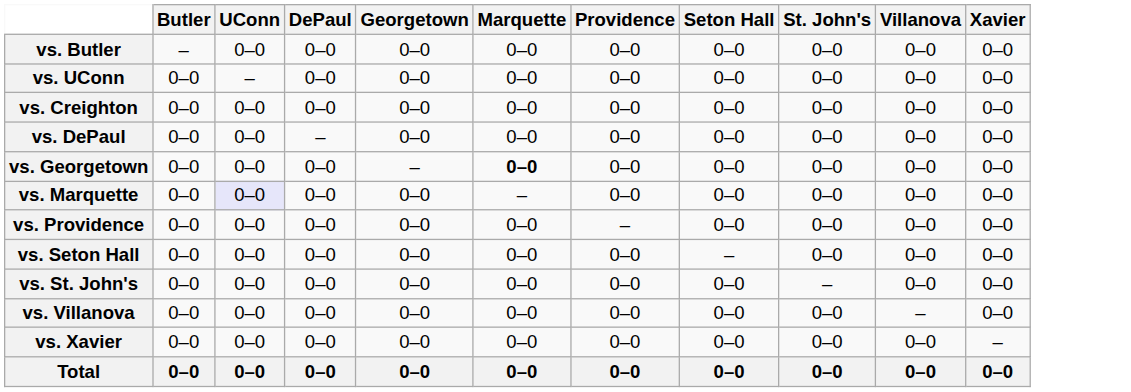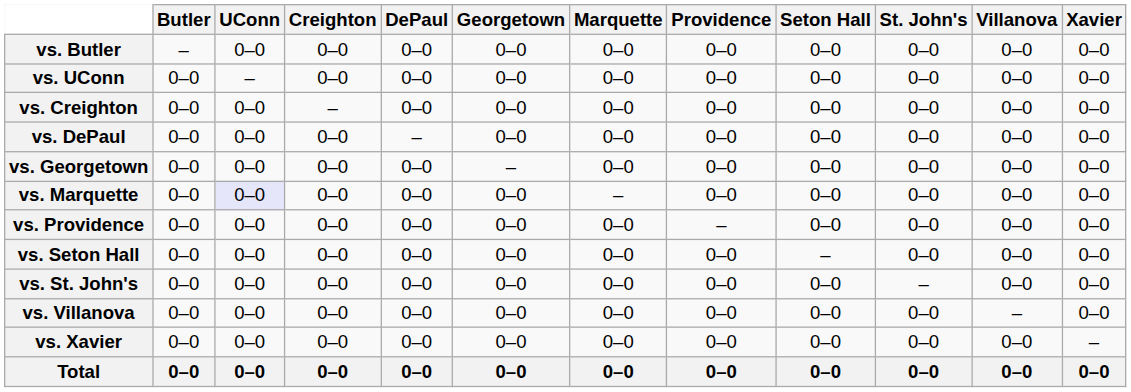+ column: (333, 20)
(522, 166) bold -> (618, 166) normal
